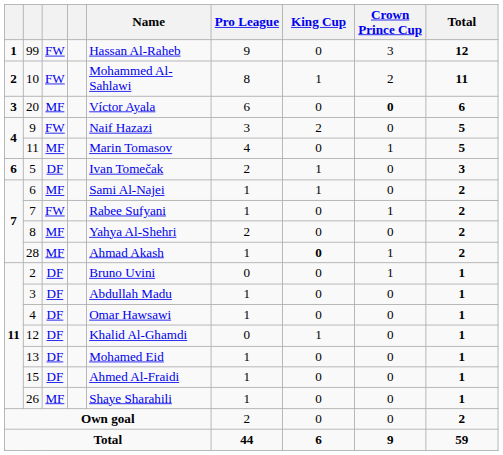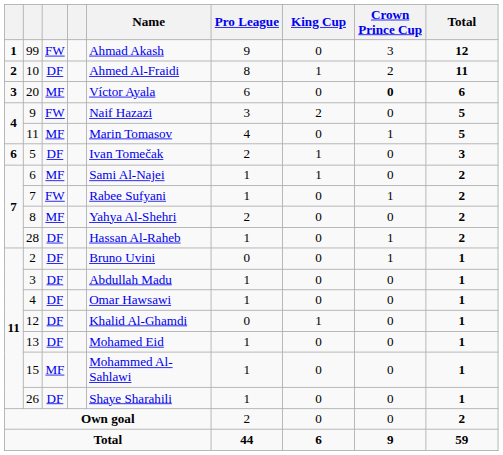(135, 50) Hassan Al-Raheb -> (126, 50) Ahmad Akash
(55, 78) FW -> (55, 71) DF
(131, 78) Mohammed Al-Sahlawi -> (134, 71) Ahmed Al-Fraidi
(55, 252) MF -> (55, 237) DF
(126, 252) Ahmad Akash -> (135, 237) Hassan Al-Raheb
(319, 252) bold -> (319, 237) normal
(55, 377) DF -> (55, 369) MF
(134, 377) Ahmed Al-Fraidi -> (131, 369) Mohammed Al-Sahlawi
(55, 398) MF -> (55, 398) DF
